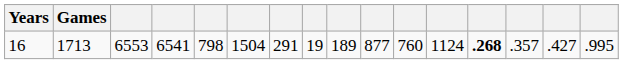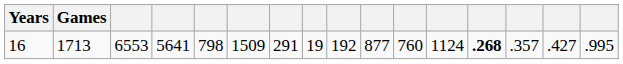(173, 44) 6541 -> (173, 44) 5641
(248, 44) 1504 -> (248, 44) 1509
(344, 44) 189 -> (344, 44) 192
